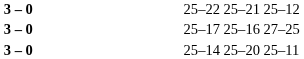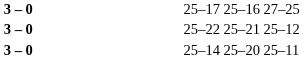rows swapped: (242, 9) <-> (242, 29)
